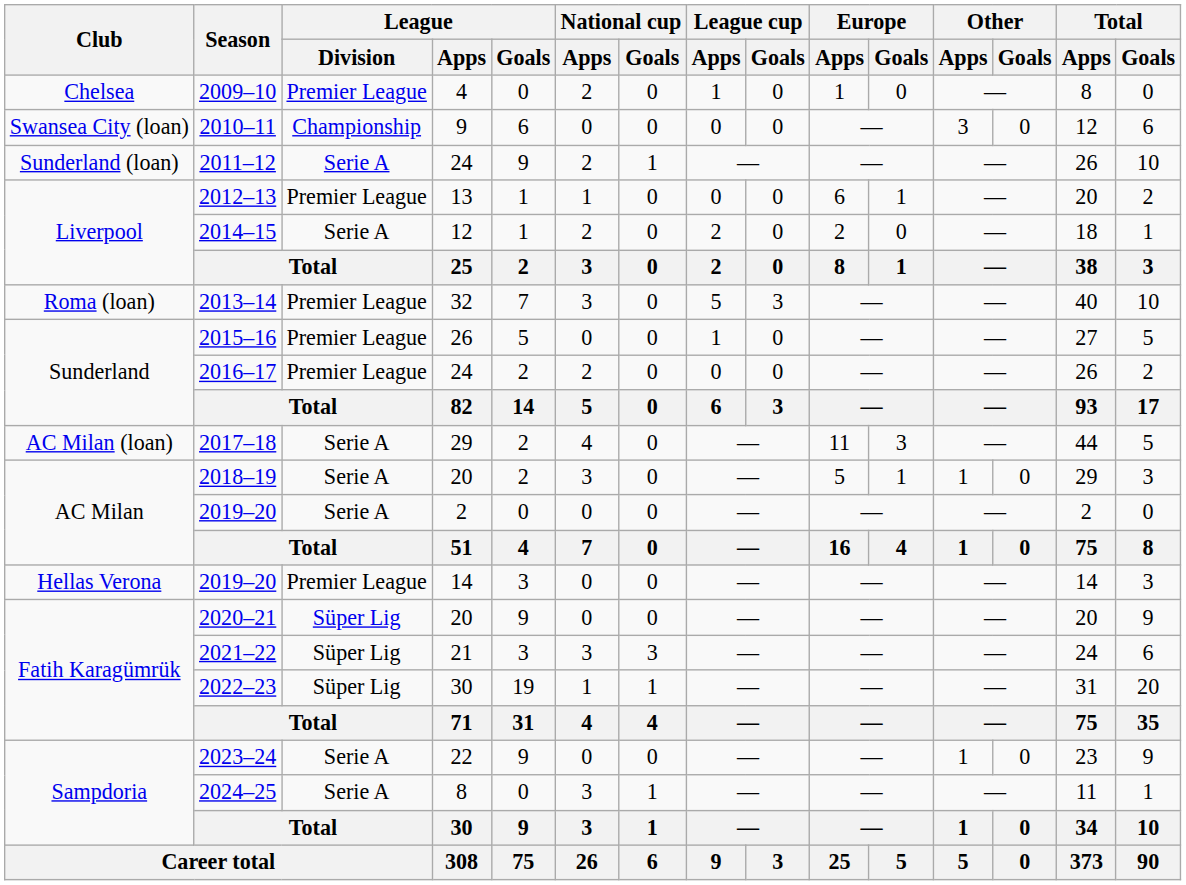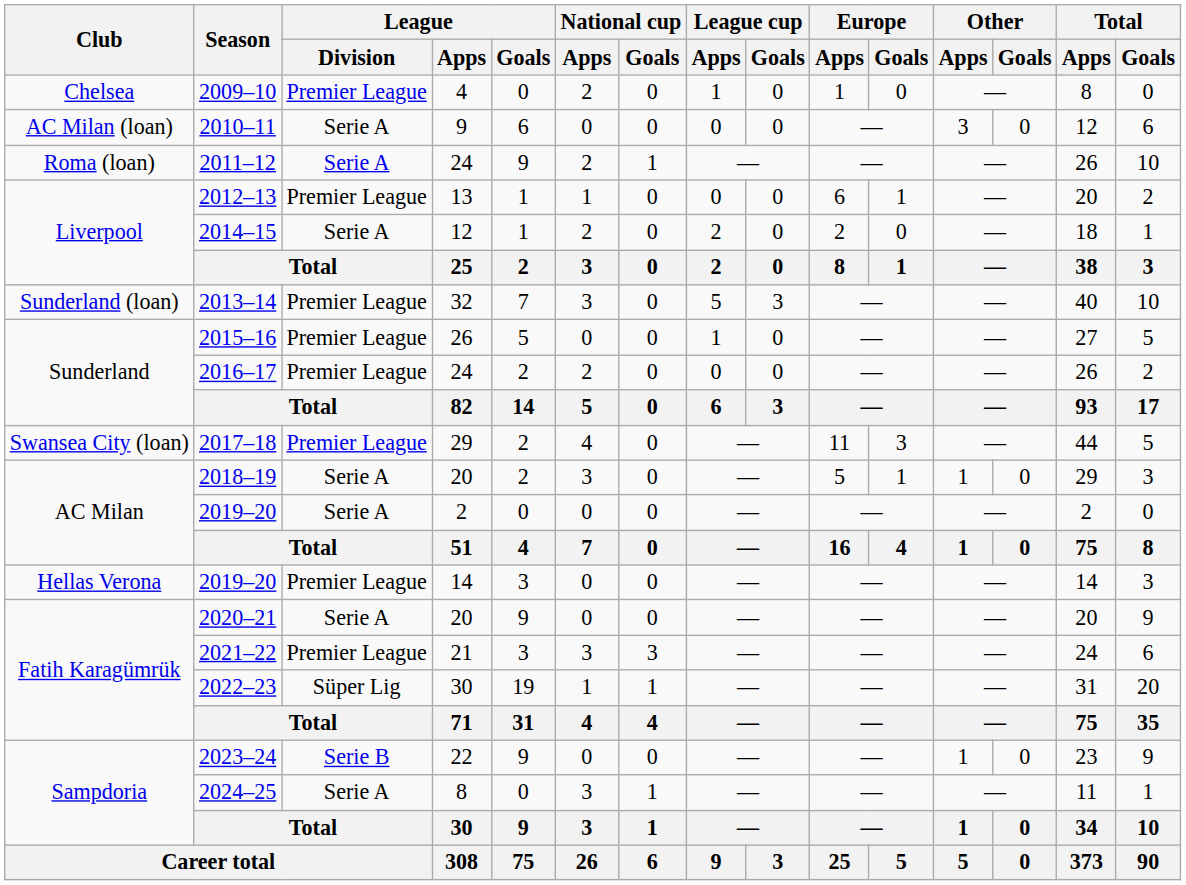(99, 127) Swansea City (loan) -> (99, 127) AC Milan (loan)
(357, 127) Championship -> (357, 127) Serie A
(99, 162) Sunderland (loan) -> (99, 162) Roma (loan)
(99, 302) Roma (loan) -> (99, 302) Sunderland (loan)
(99, 442) AC Milan (loan) -> (99, 442) Swansea City (loan)
(357, 442) Serie A -> (357, 442) Premier League
(357, 617) Süper Lig -> (357, 617) Serie A
(357, 652) Süper Lig -> (357, 652) Premier League
(357, 757) Serie A -> (357, 757) Serie B
